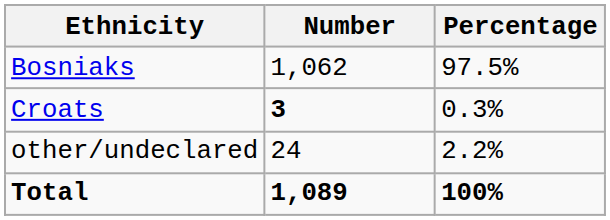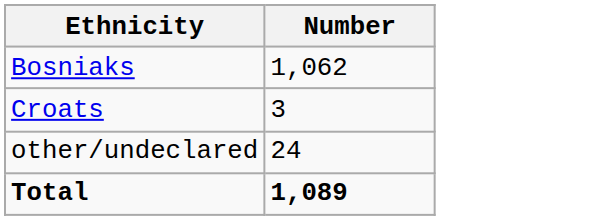- column: (520, 26)
(278, 110) bold -> (278, 110) normal
